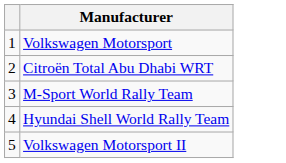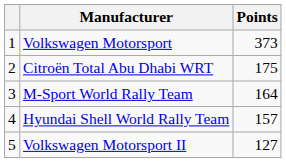+ column: (257, 17)
